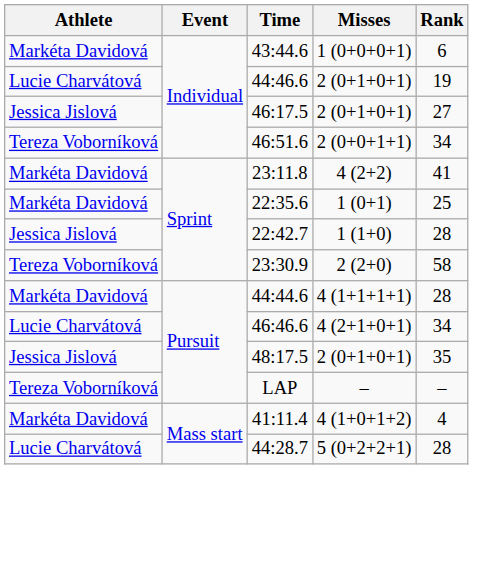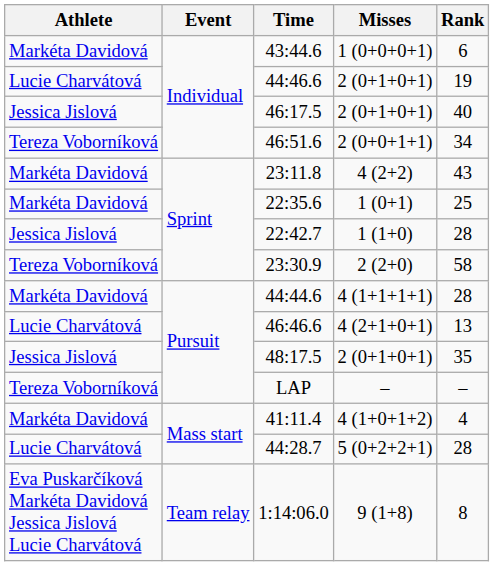(442, 112) 27 -> (463, 112) 40
(442, 173) 41 -> (463, 173) 43
(442, 326) 34 -> (463, 326) 13
+ row: (294, 512)
